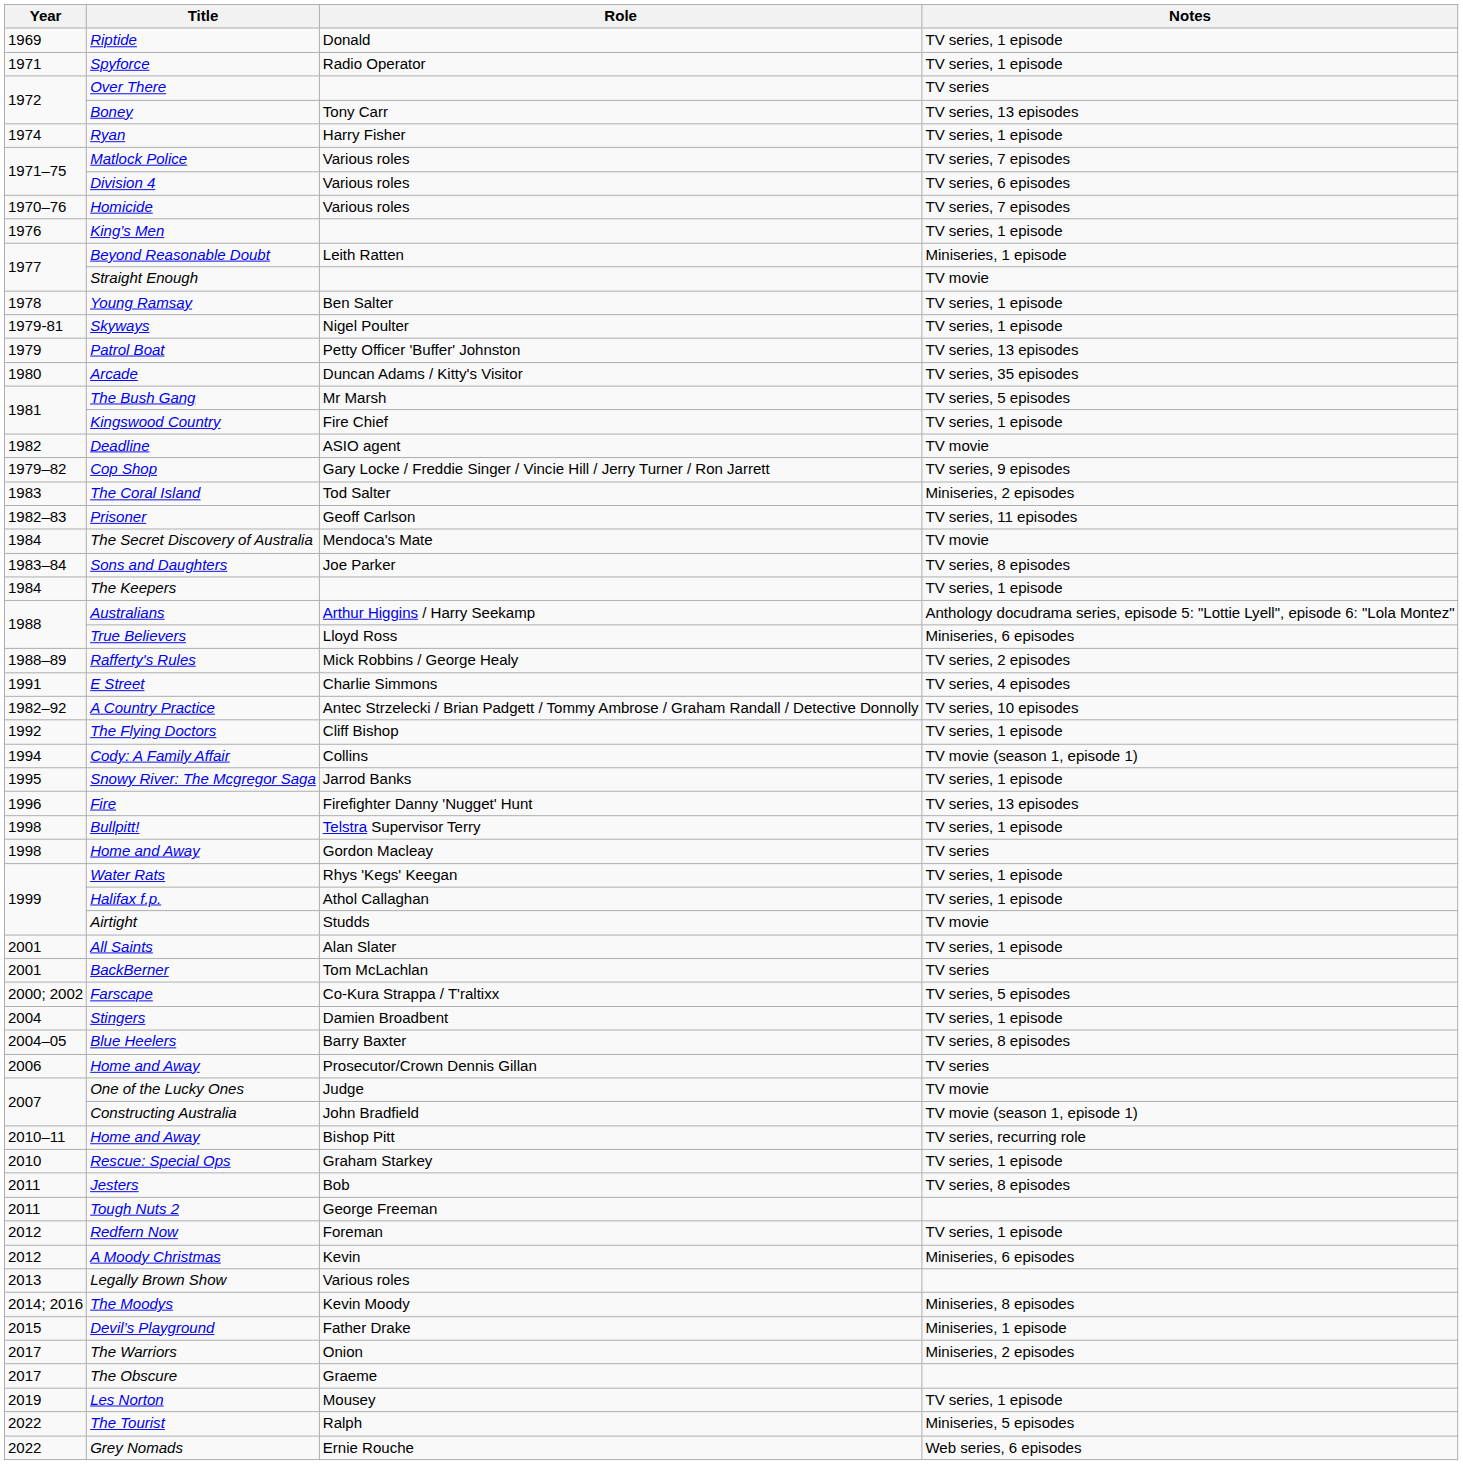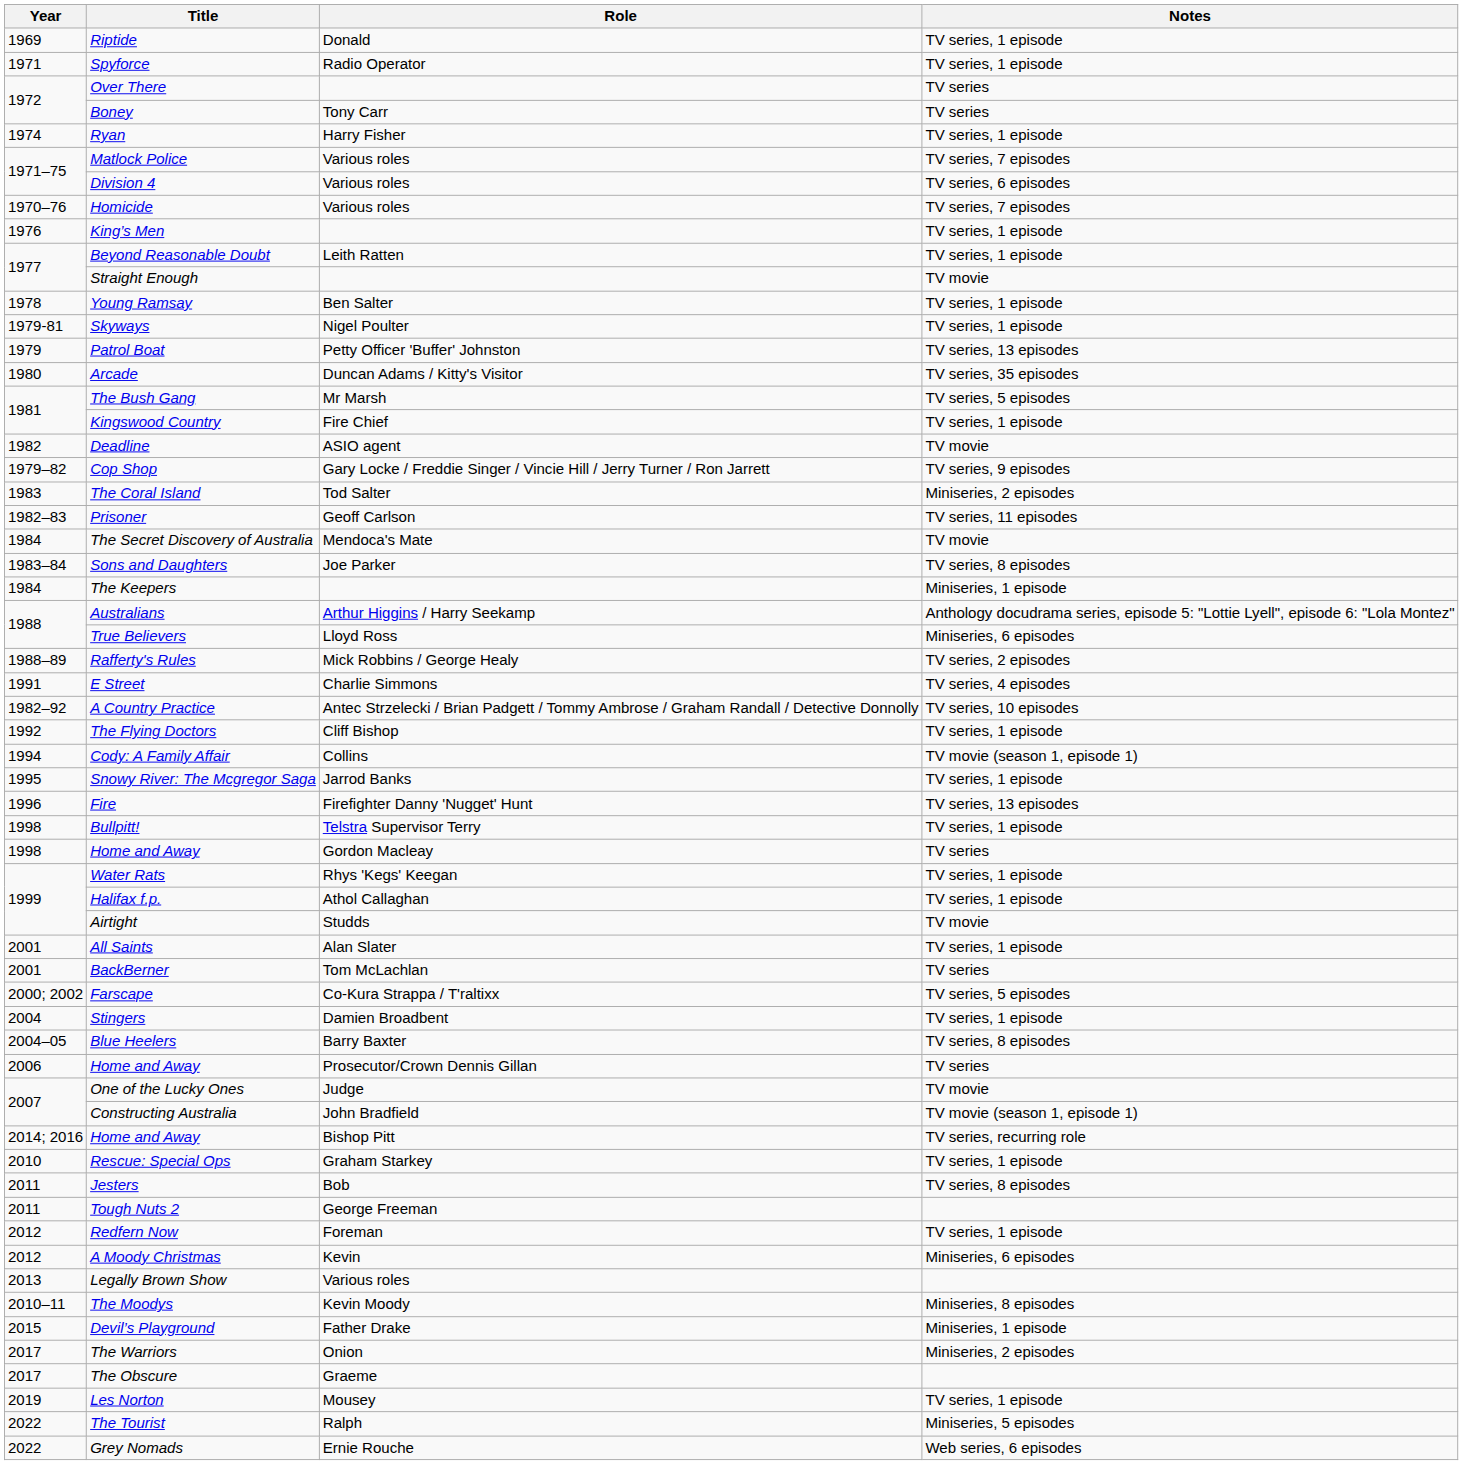(1002, 111) TV series, 13 episodes -> (957, 111) TV series
(996, 254) Miniseries, 1 episode -> (994, 254) TV series, 1 episode
(994, 588) TV series, 1 episode -> (996, 588) Miniseries, 1 episode
(37, 1137) 2010–11 -> (46, 1137) 2014; 2016
(46, 1304) 2014; 2016 -> (37, 1304) 2010–11
